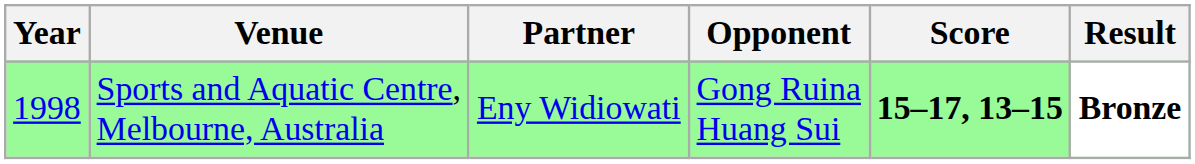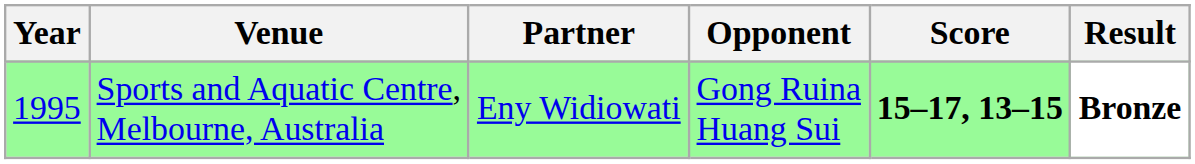(47, 108) 1998 -> (47, 108) 1995
